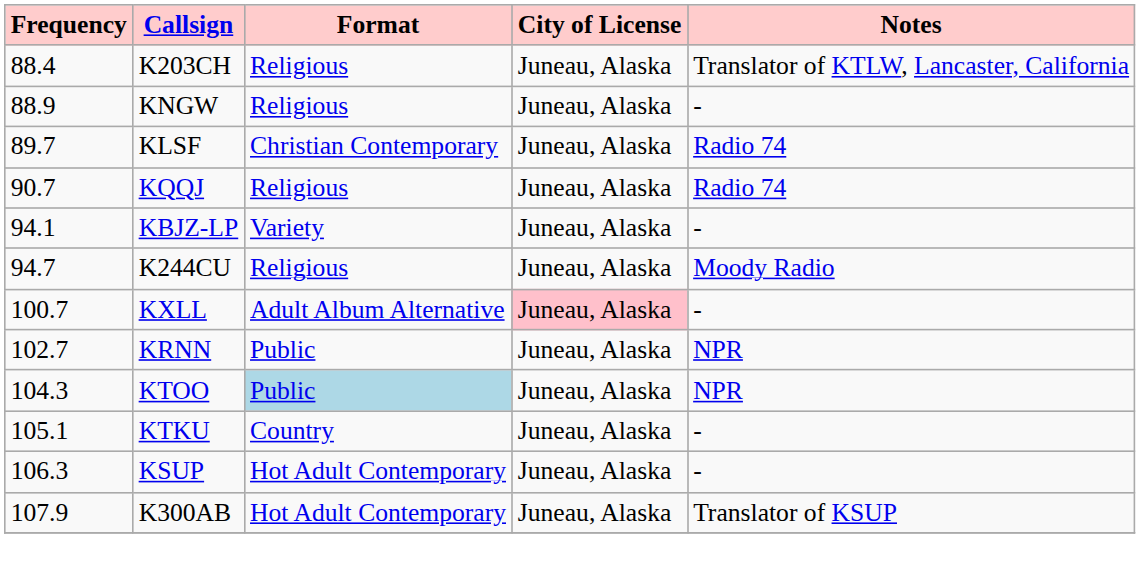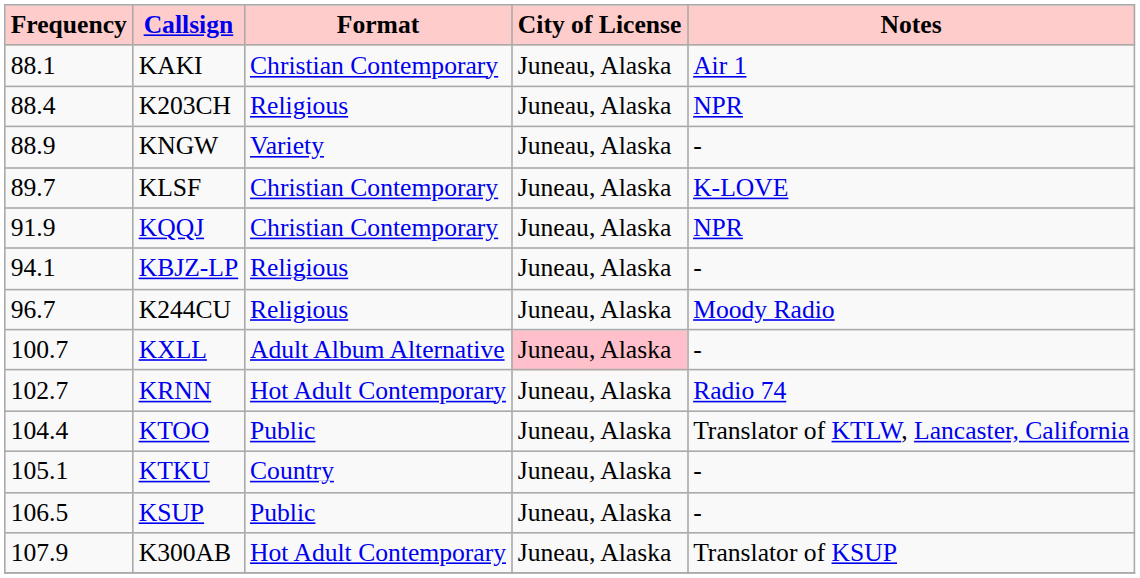+ row: (171, 65)
(911, 65) Translator of KTLW, Lancaster, California -> (718, 106) NPR
(299, 106) Religious -> (287, 146) Variety
(740, 146) Radio 74 -> (741, 187) K-LOVE
(33, 187) 90.7 -> (33, 227) 91.9
(299, 187) Religious -> (374, 227) Christian Contemporary
(740, 187) Radio 74 -> (718, 227) NPR
(287, 227) Variety -> (299, 268) Religious
(33, 268) 94.7 -> (33, 308) 96.7
(283, 349) Public -> (378, 390) Hot Adult Contemporary
(718, 349) NPR -> (740, 390) Radio 74
(40, 390) 104.3 -> (40, 430) 104.4
(283, 390) lightblue background -> (283, 430) no background
(718, 390) NPR -> (911, 430) Translator of KTLW, Lancaster, California
(40, 471) 106.3 -> (40, 512) 106.5
(378, 471) Hot Adult Contemporary -> (283, 512) Public
